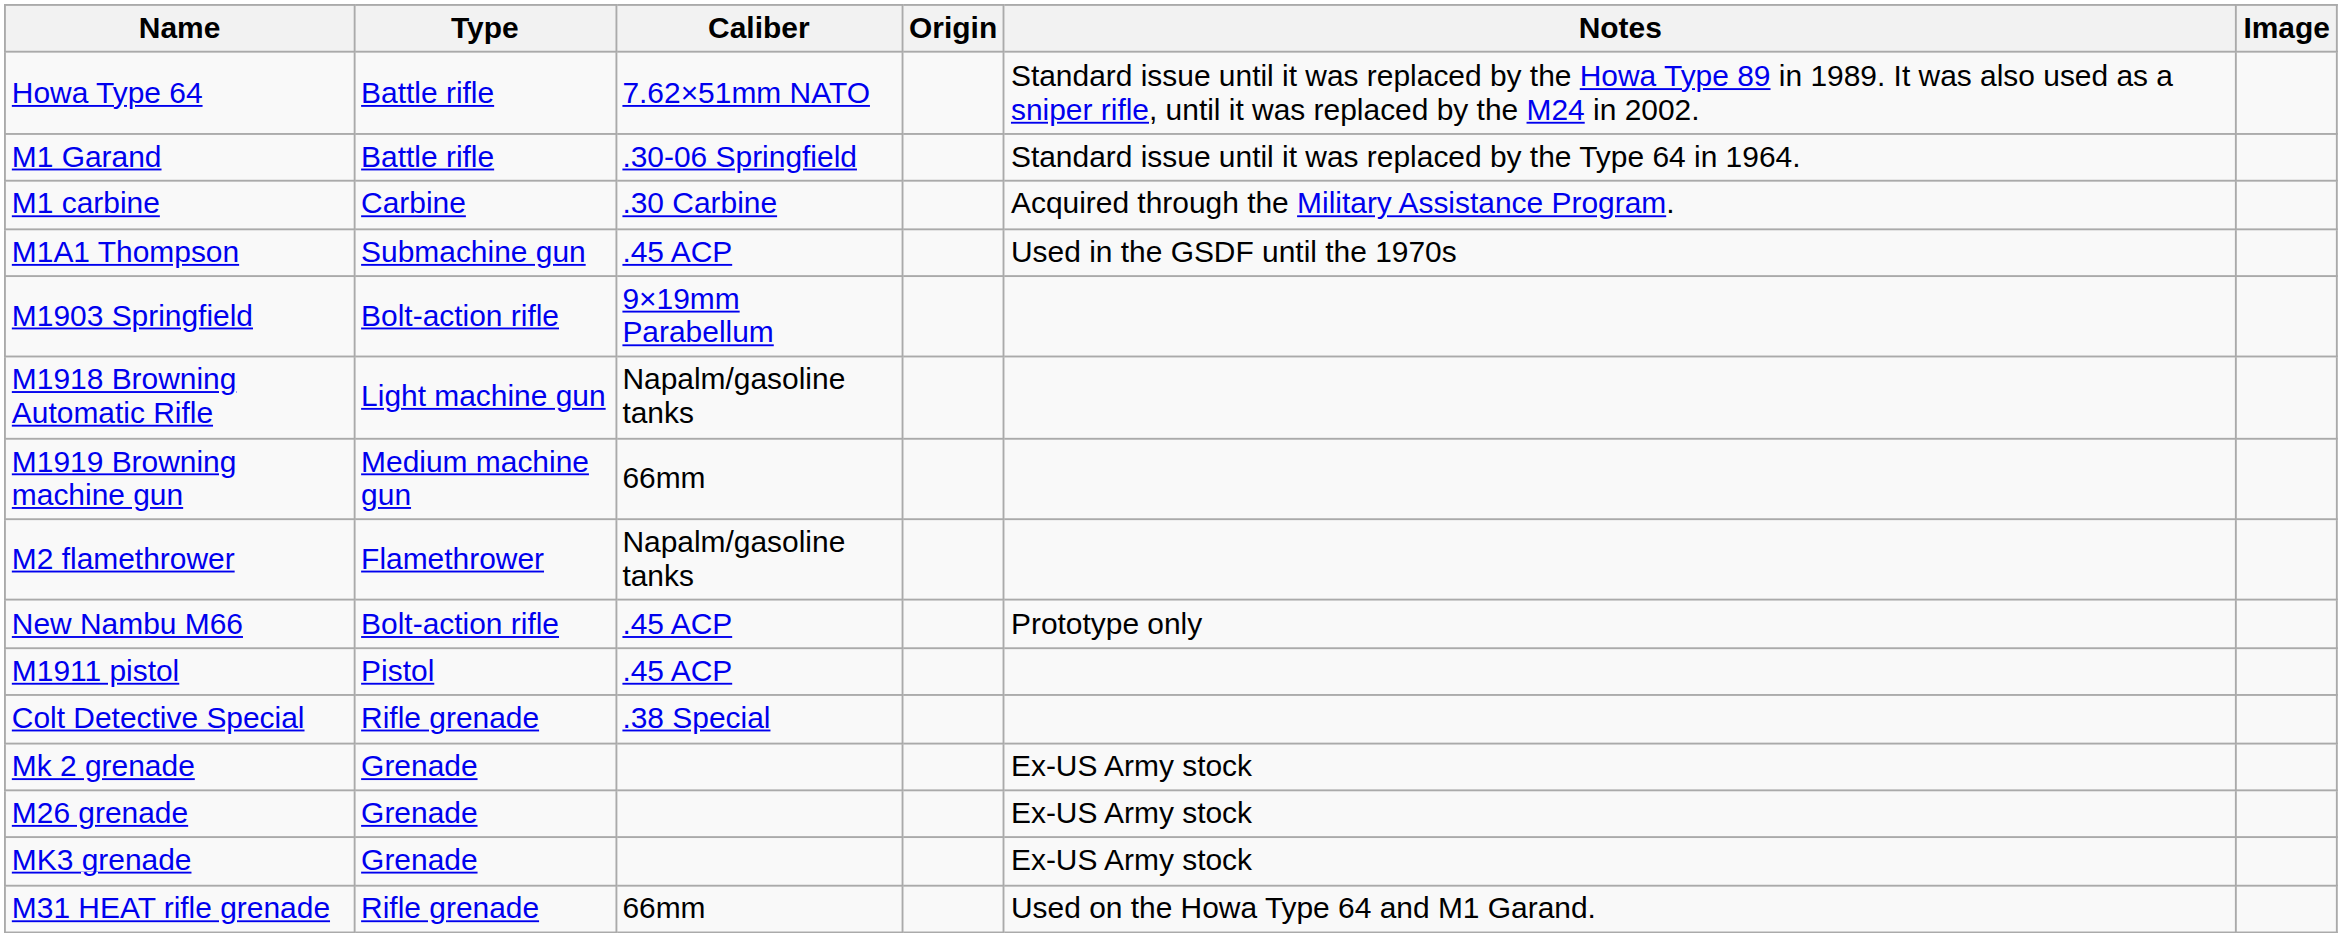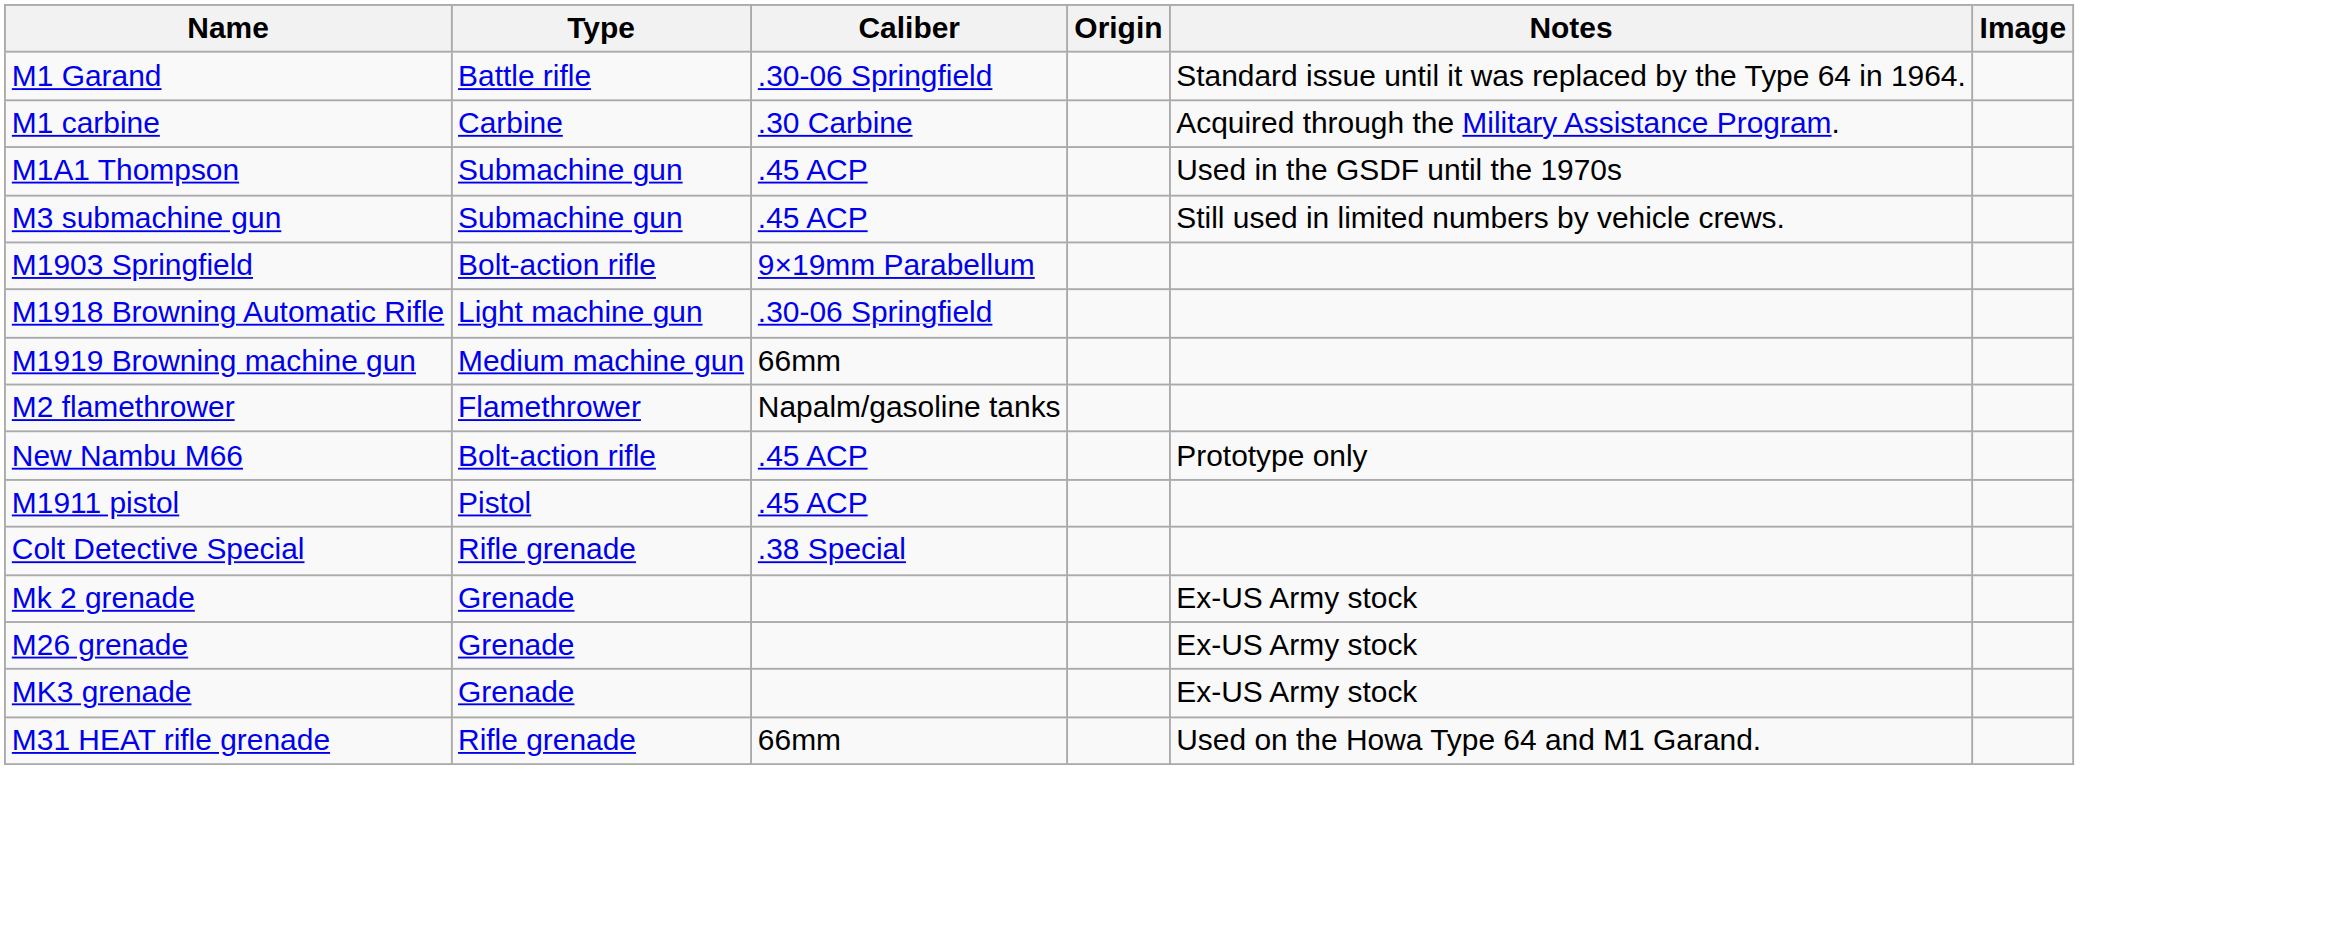- row: (107, 92)
+ row: (147, 218)
(734, 397) Napalm/gasoline tanks -> (875, 312) .30-06 Springfield
